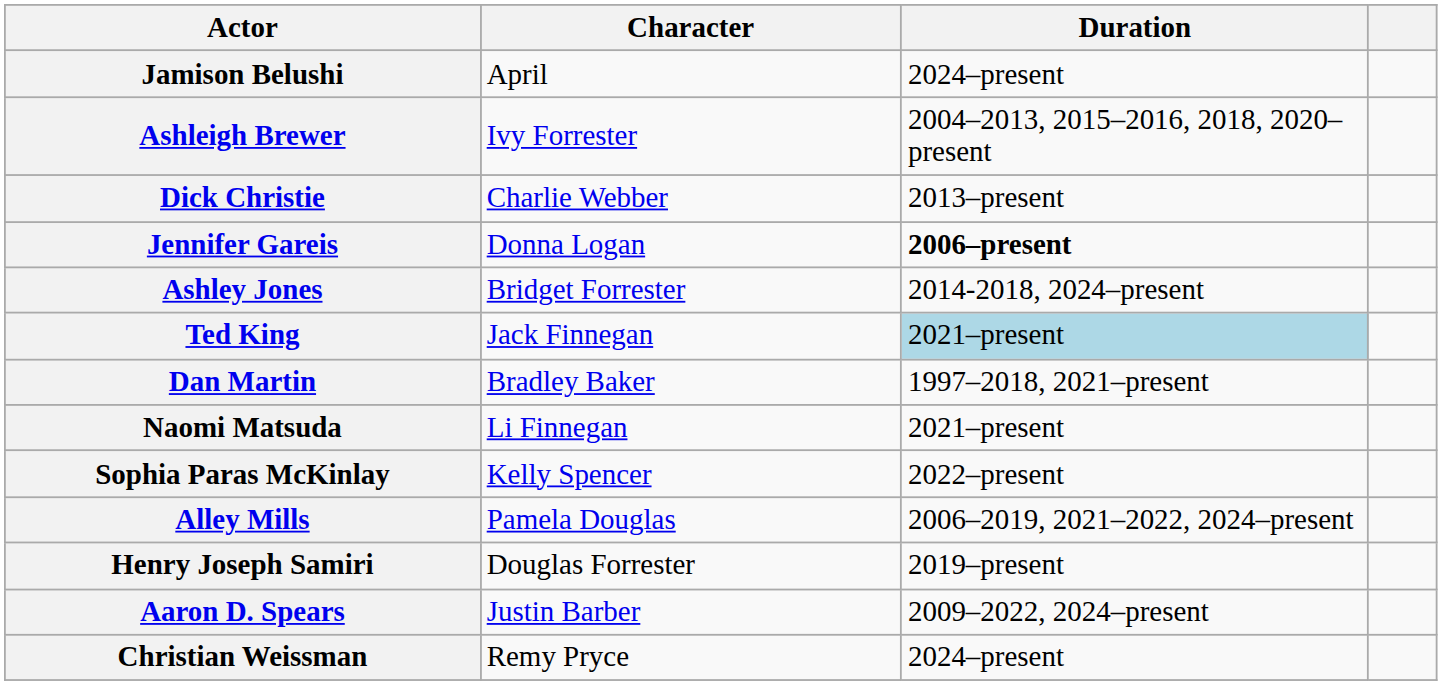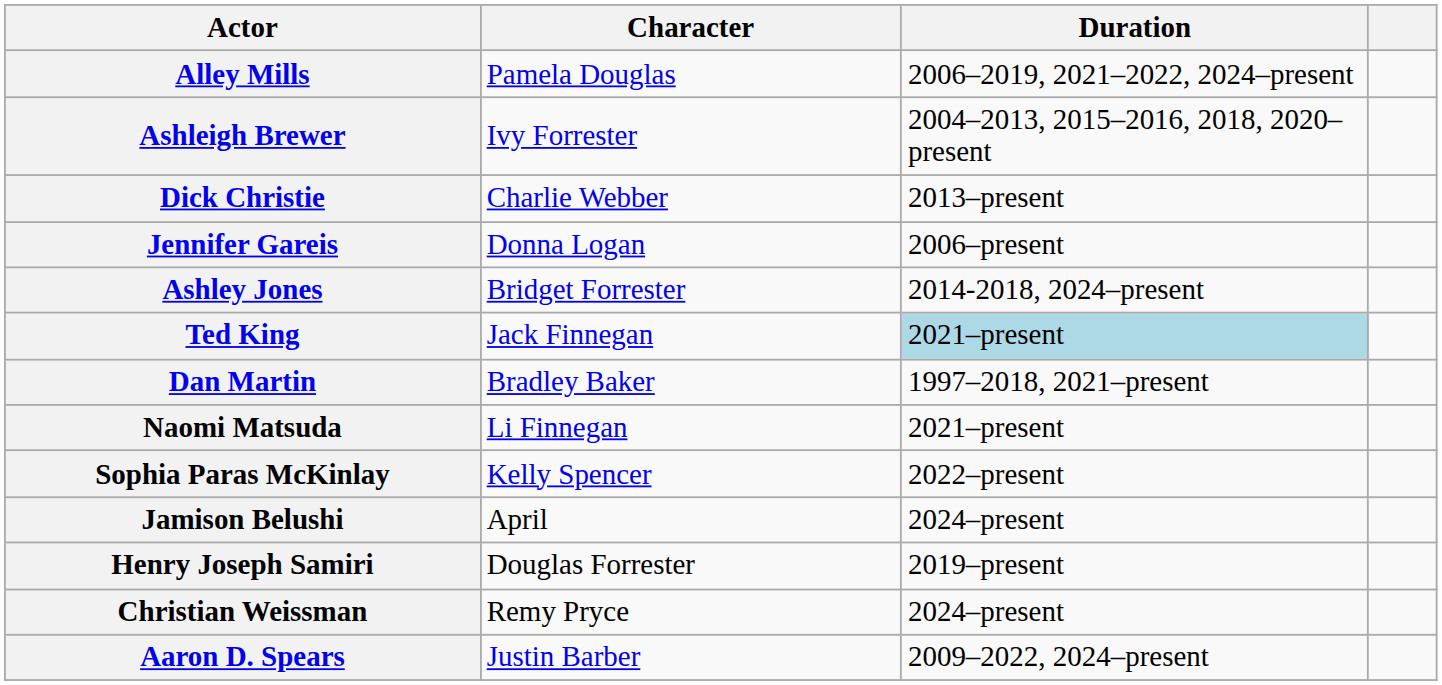rows swapped: (242, 73) <-> (242, 519)
(990, 243) bold -> (986, 243) normal
rows swapped: (242, 611) <-> (242, 657)
